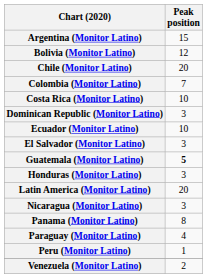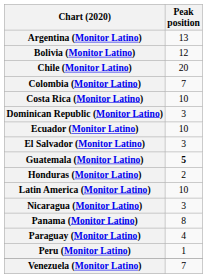(184, 38) 15 -> (184, 38) 13
(184, 175) 3 -> (184, 175) 2
(184, 190) 20 -> (184, 190) 10
(184, 266) 2 -> (184, 266) 7
